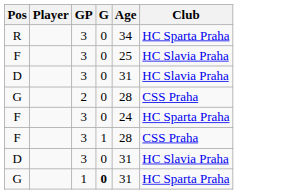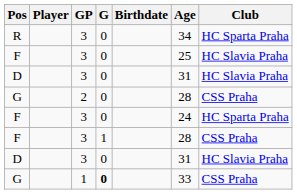+ column: (141, 14)
(126, 179) 31 -> (185, 179) 33
(186, 179) HC Sparta Praha -> (230, 179) CSS Praha
